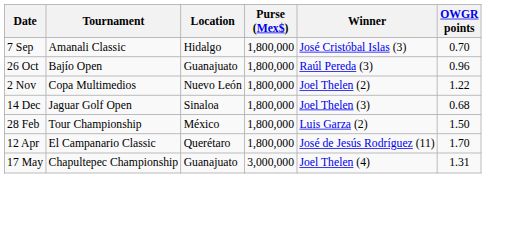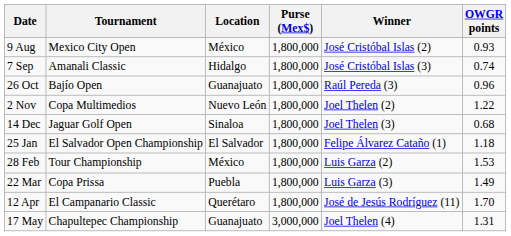+ row: (21, 47)
(459, 47) 0.70 -> (484, 66) 0.74
+ row: (22, 143)
(459, 124) 1.50 -> (484, 163) 1.53
+ row: (24, 182)
